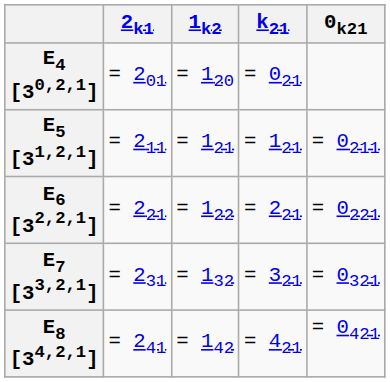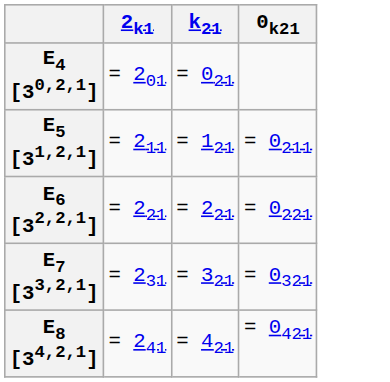- column: (205, 24)
